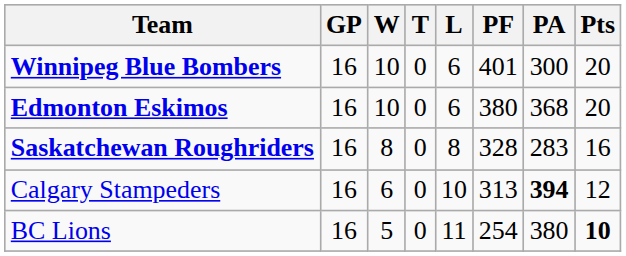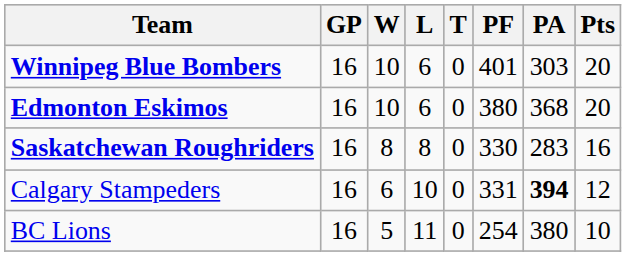columns swapped: (454, 25) <-> (420, 25)
(549, 66) 300 -> (549, 66) 303
(498, 148) 328 -> (498, 148) 330
(498, 189) 313 -> (498, 189) 331
(598, 230) bold -> (598, 230) normal
